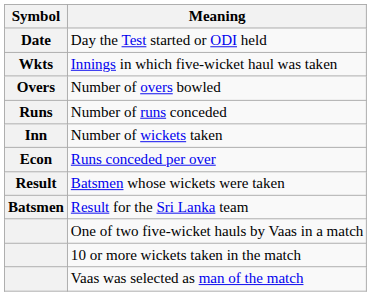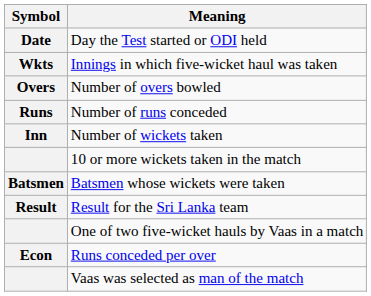rows swapped: (143, 159) <-> (186, 254)
(36, 183) Result -> (36, 183) Batsmen
(36, 207) Batsmen -> (36, 207) Result
